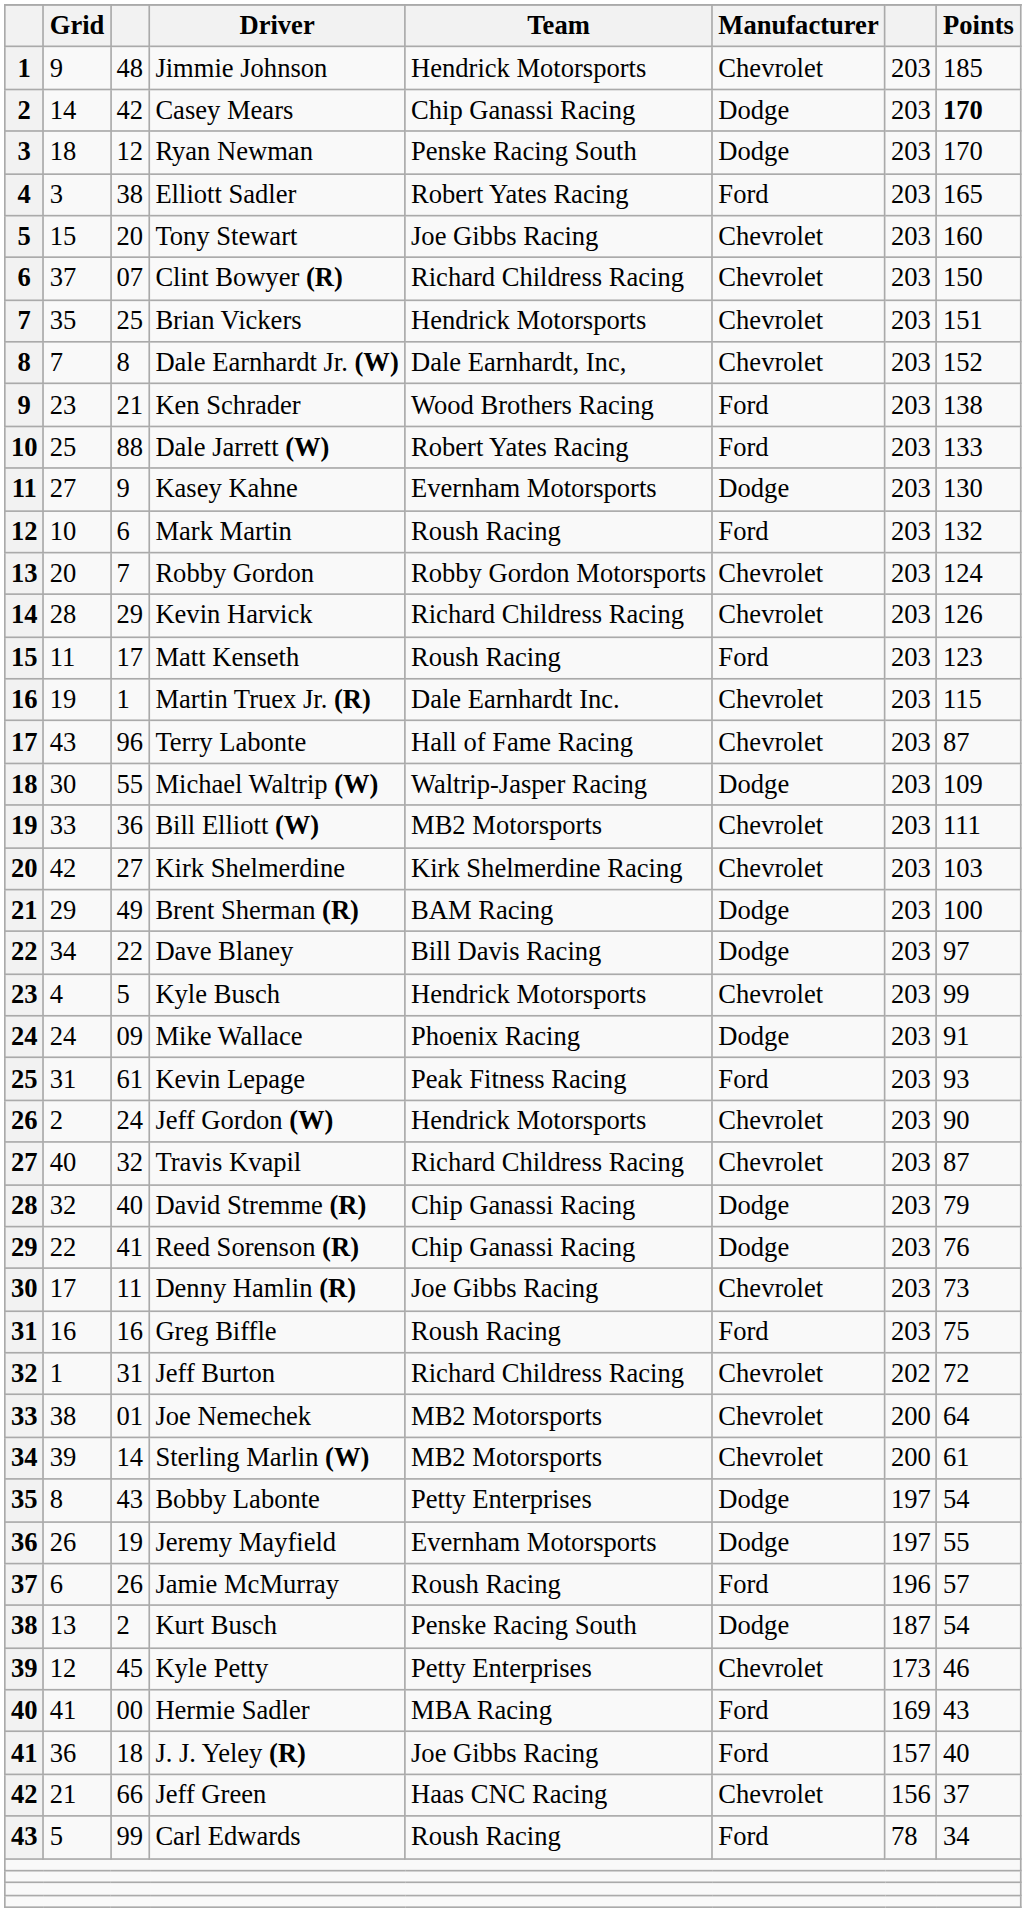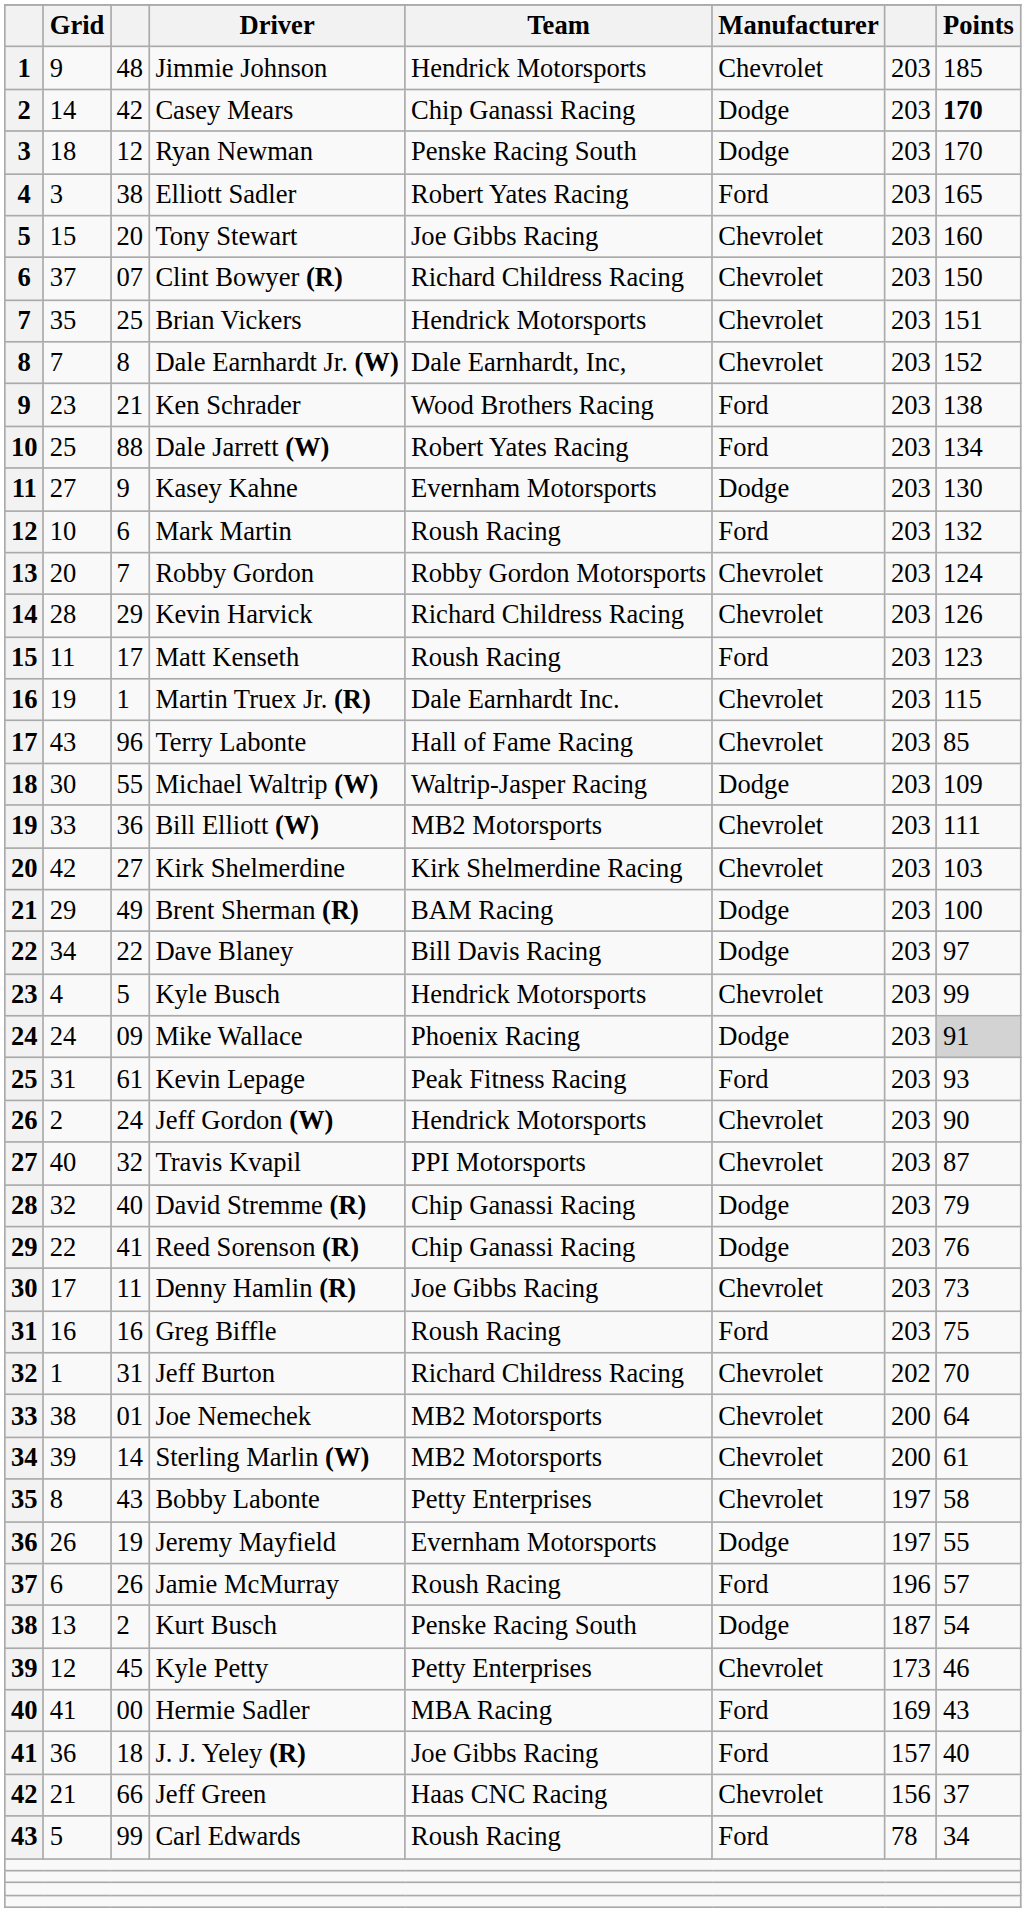(963, 446) 133 -> (963, 446) 134
(956, 741) 87 -> (956, 741) 85
(956, 1036) no background -> (956, 1036) lightgrey background
(547, 1162) Richard Childress Racing -> (498, 1162) PPI Motorsports
(956, 1373) 72 -> (956, 1373) 70
(754, 1499) Dodge -> (771, 1499) Chevrolet
(956, 1499) 54 -> (956, 1499) 58
